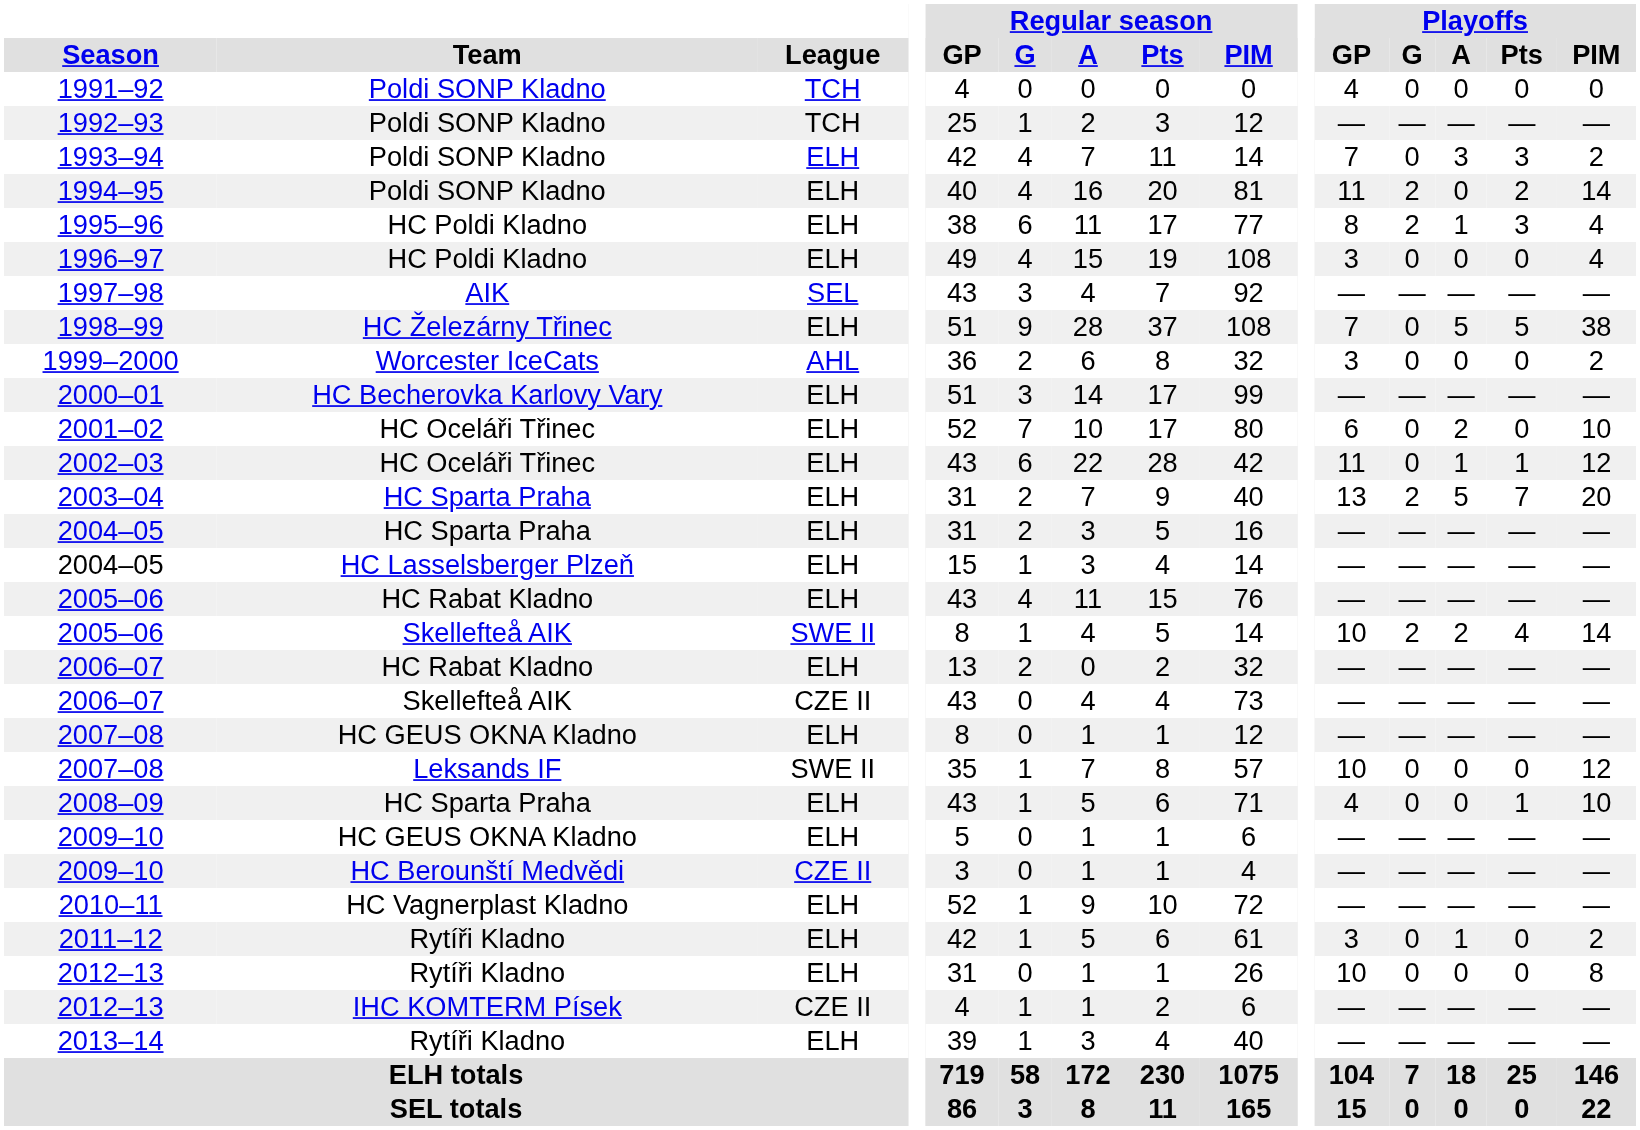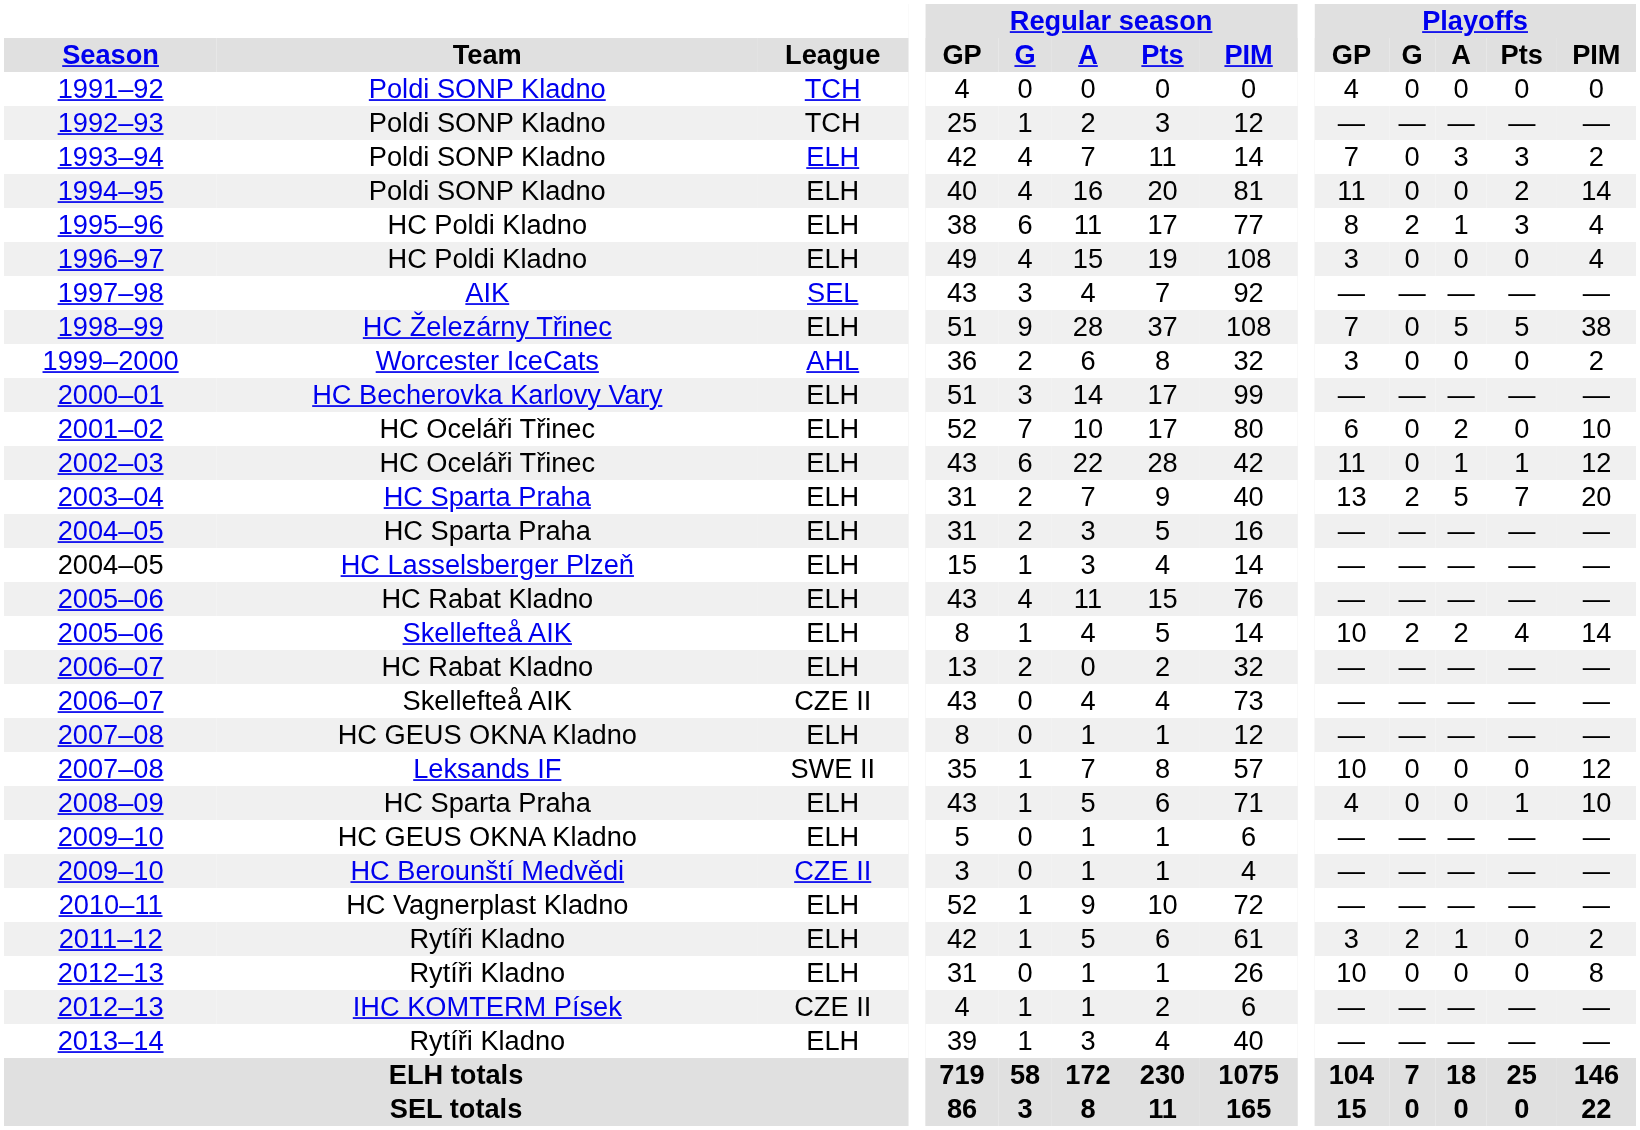(1412, 190) 2 -> (1412, 190) 0
(833, 632) SWE II -> (833, 632) ELH
(1412, 938) 0 -> (1412, 938) 2
